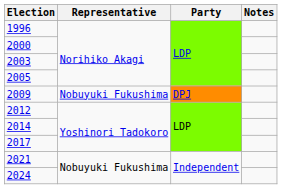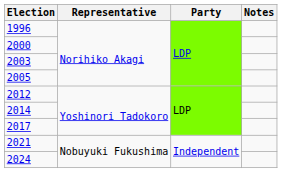- row: (19, 94)
